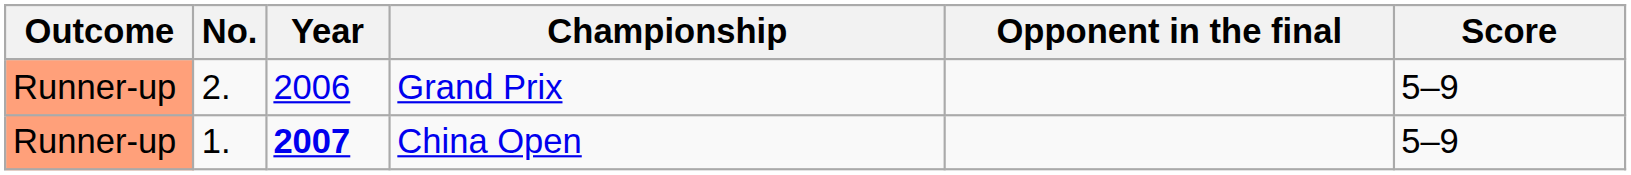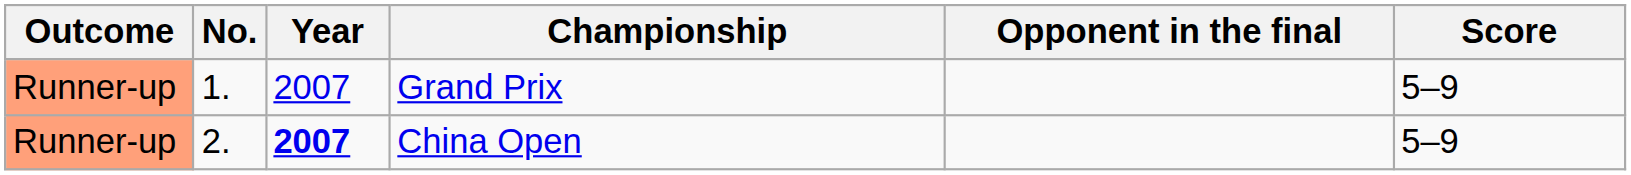(216, 86) 2. -> (216, 86) 1.
(312, 86) 2006 -> (312, 86) 2007
(216, 141) 1. -> (216, 141) 2.
